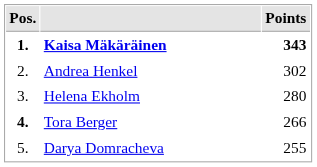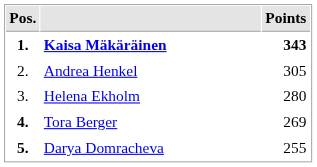(295, 70) 302 -> (295, 70) 305
(295, 122) 266 -> (295, 122) 269
(23, 147) normal -> (23, 147) bold
